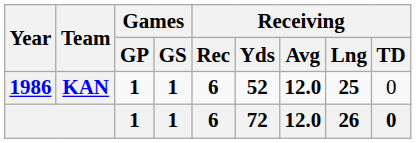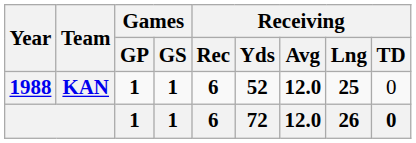(30, 87) 1986 -> (30, 87) 1988
